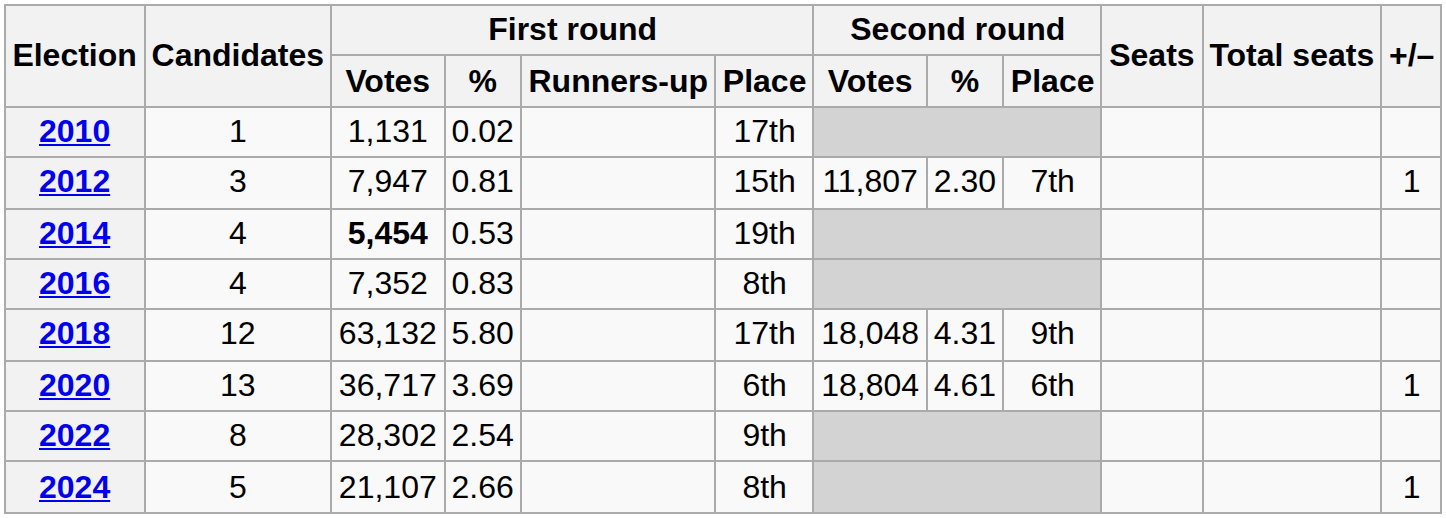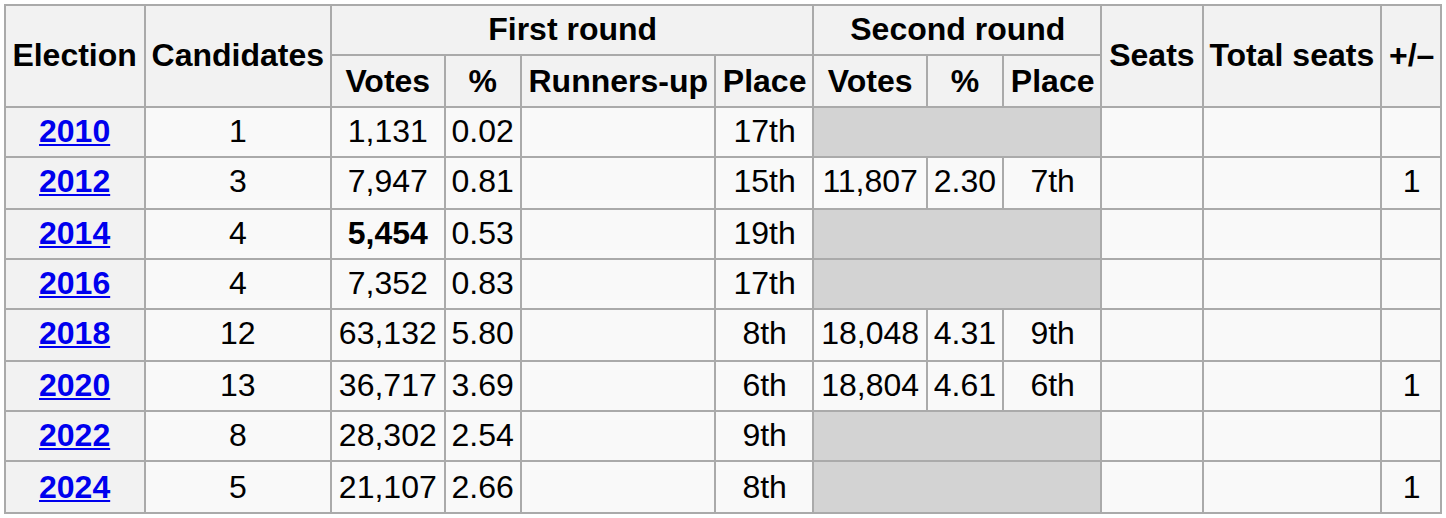(765, 283) 8th -> (765, 283) 17th
(765, 334) 17th -> (765, 334) 8th
